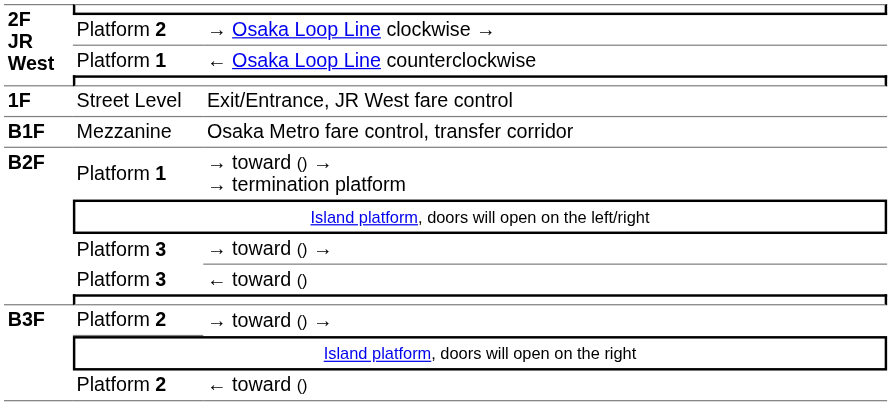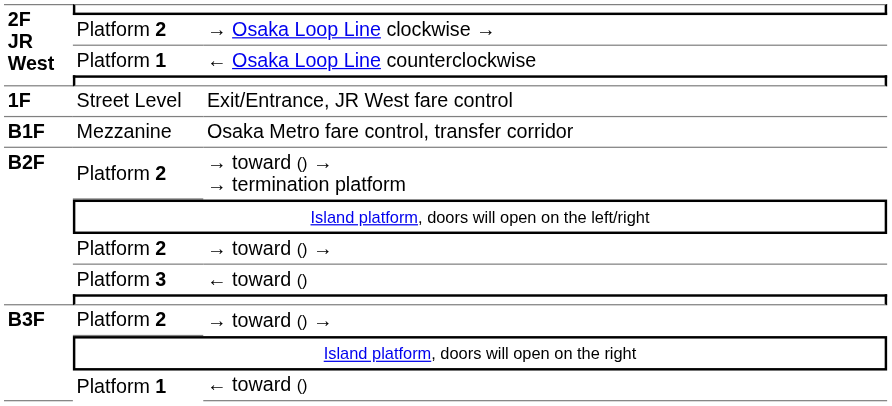(121, 173) Platform 1 -> (121, 173) Platform 2
(121, 249) Platform 3 -> (121, 248) Platform 2
(121, 385) Platform 2 -> (121, 385) Platform 1
